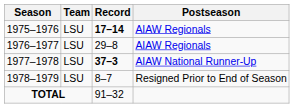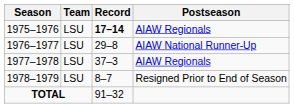(173, 45) AIAW Regionals -> (196, 45) AIAW National Runner-Up
(106, 62) bold -> (106, 62) normal
(196, 62) AIAW National Runner-Up -> (173, 62) AIAW Regionals
